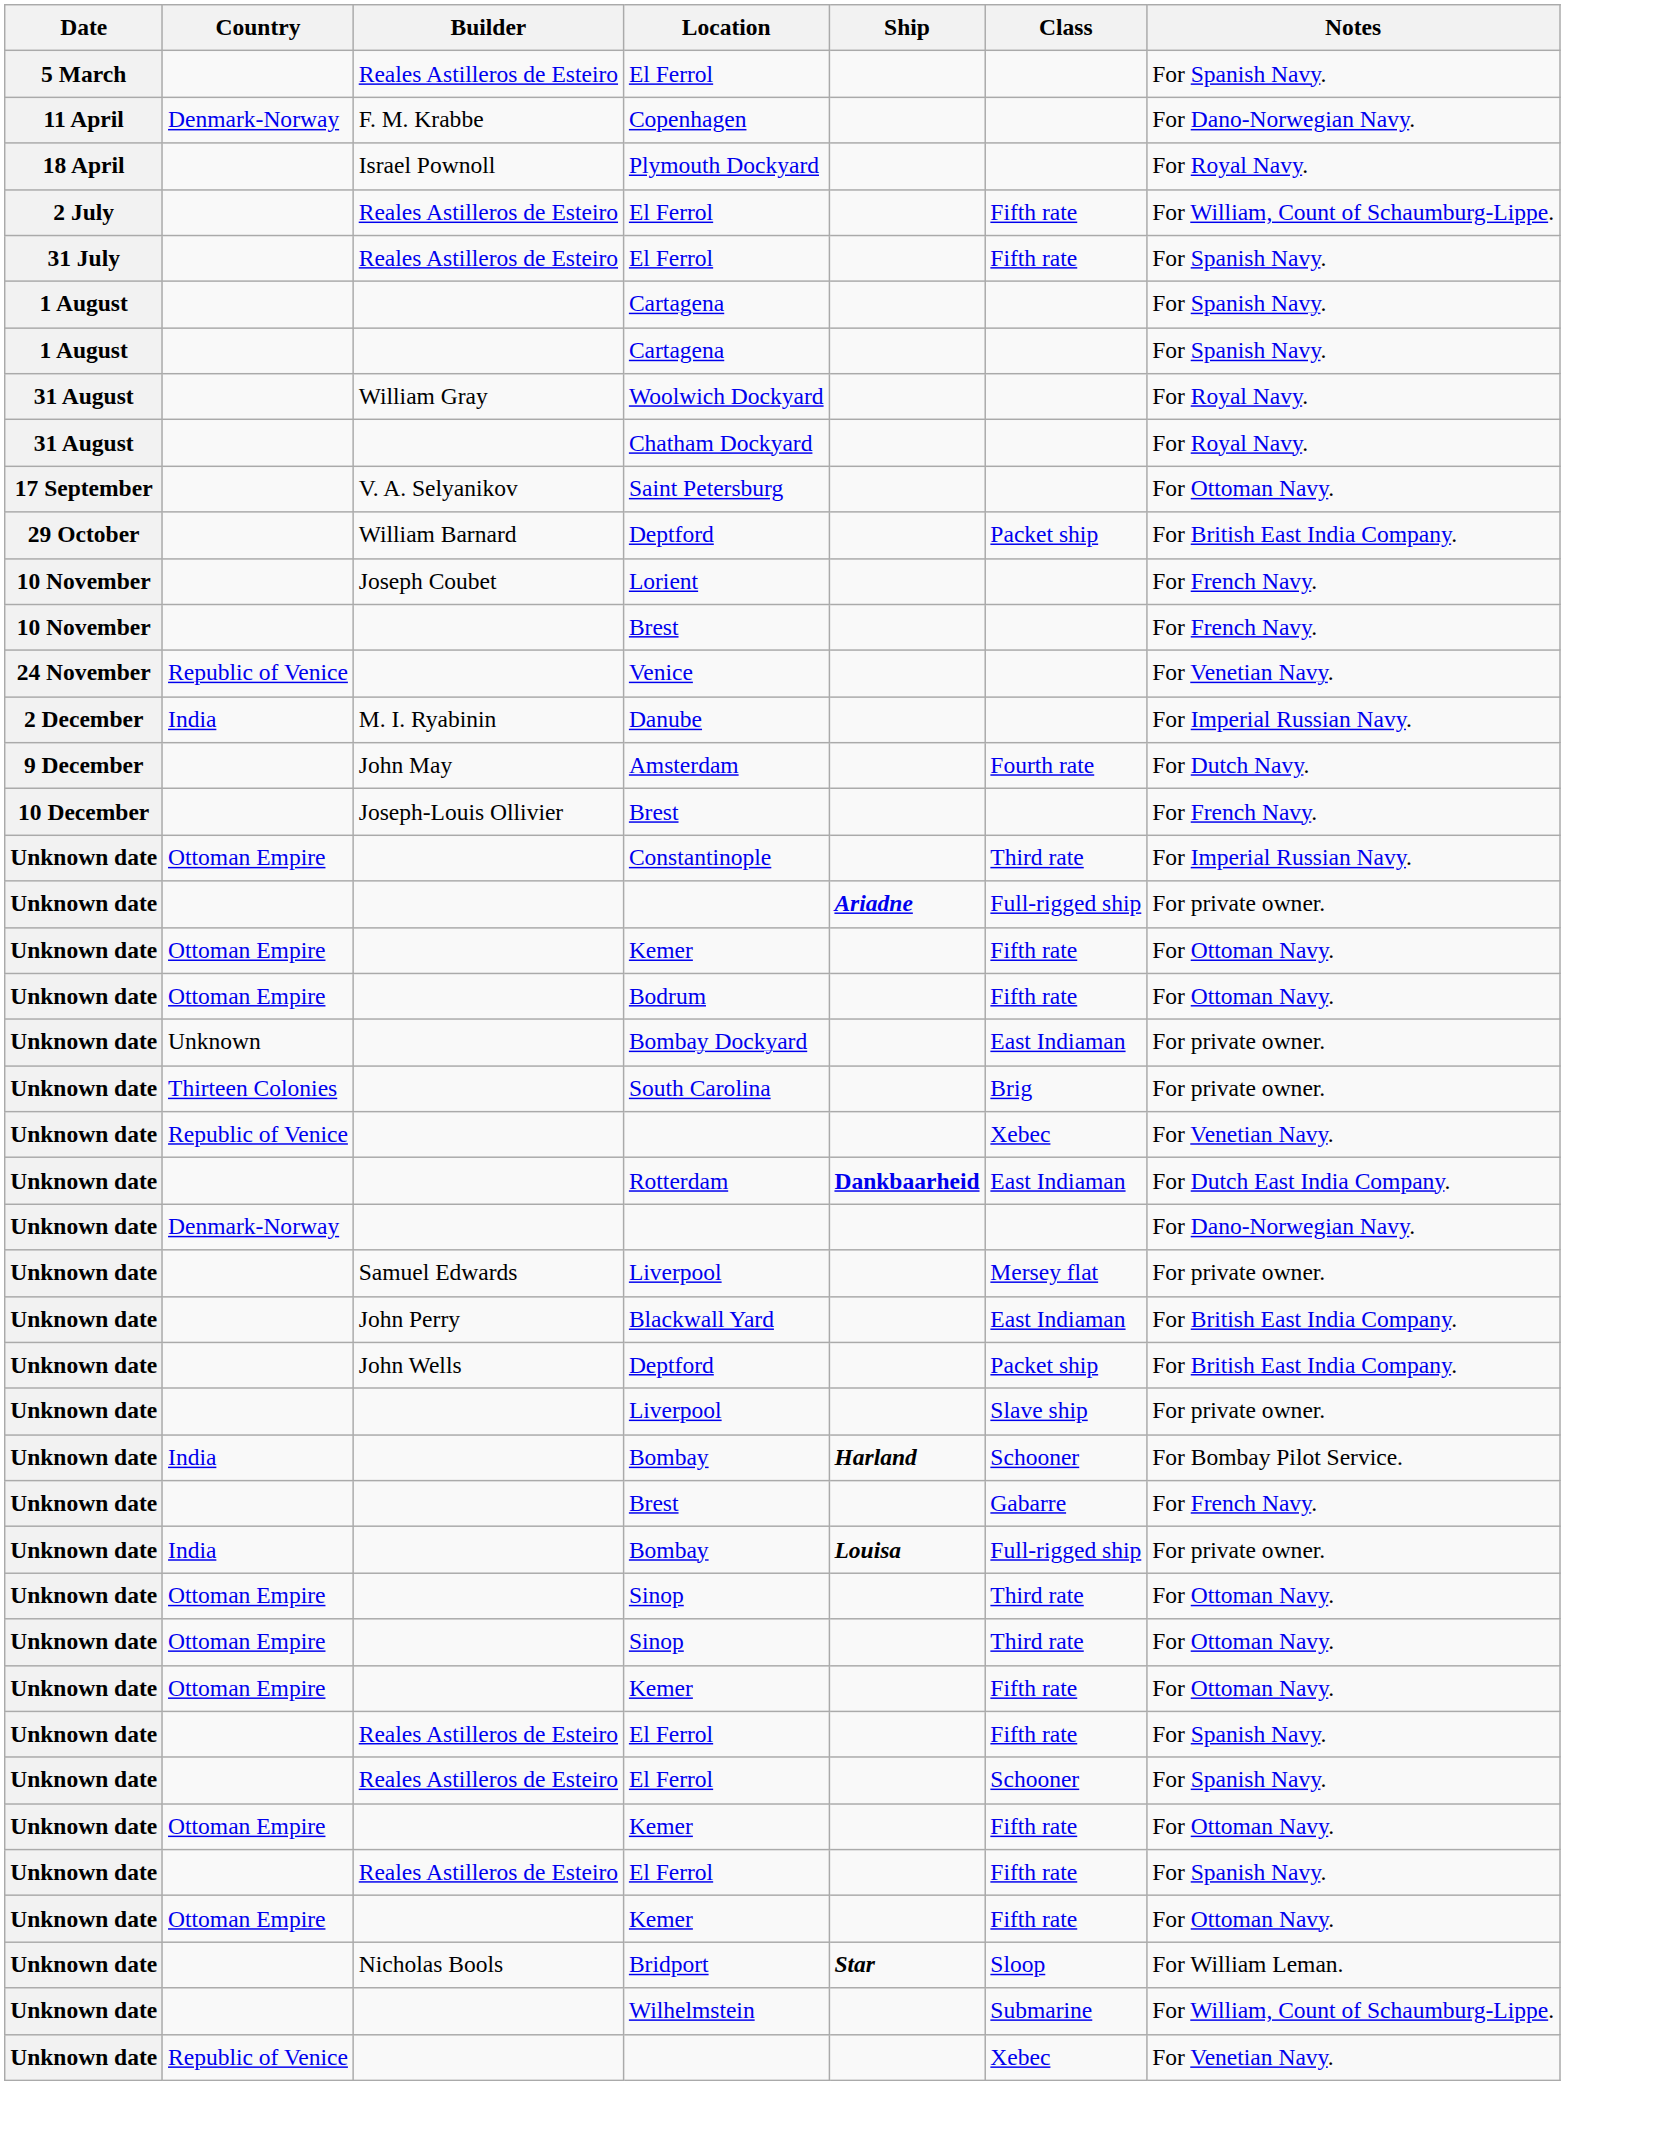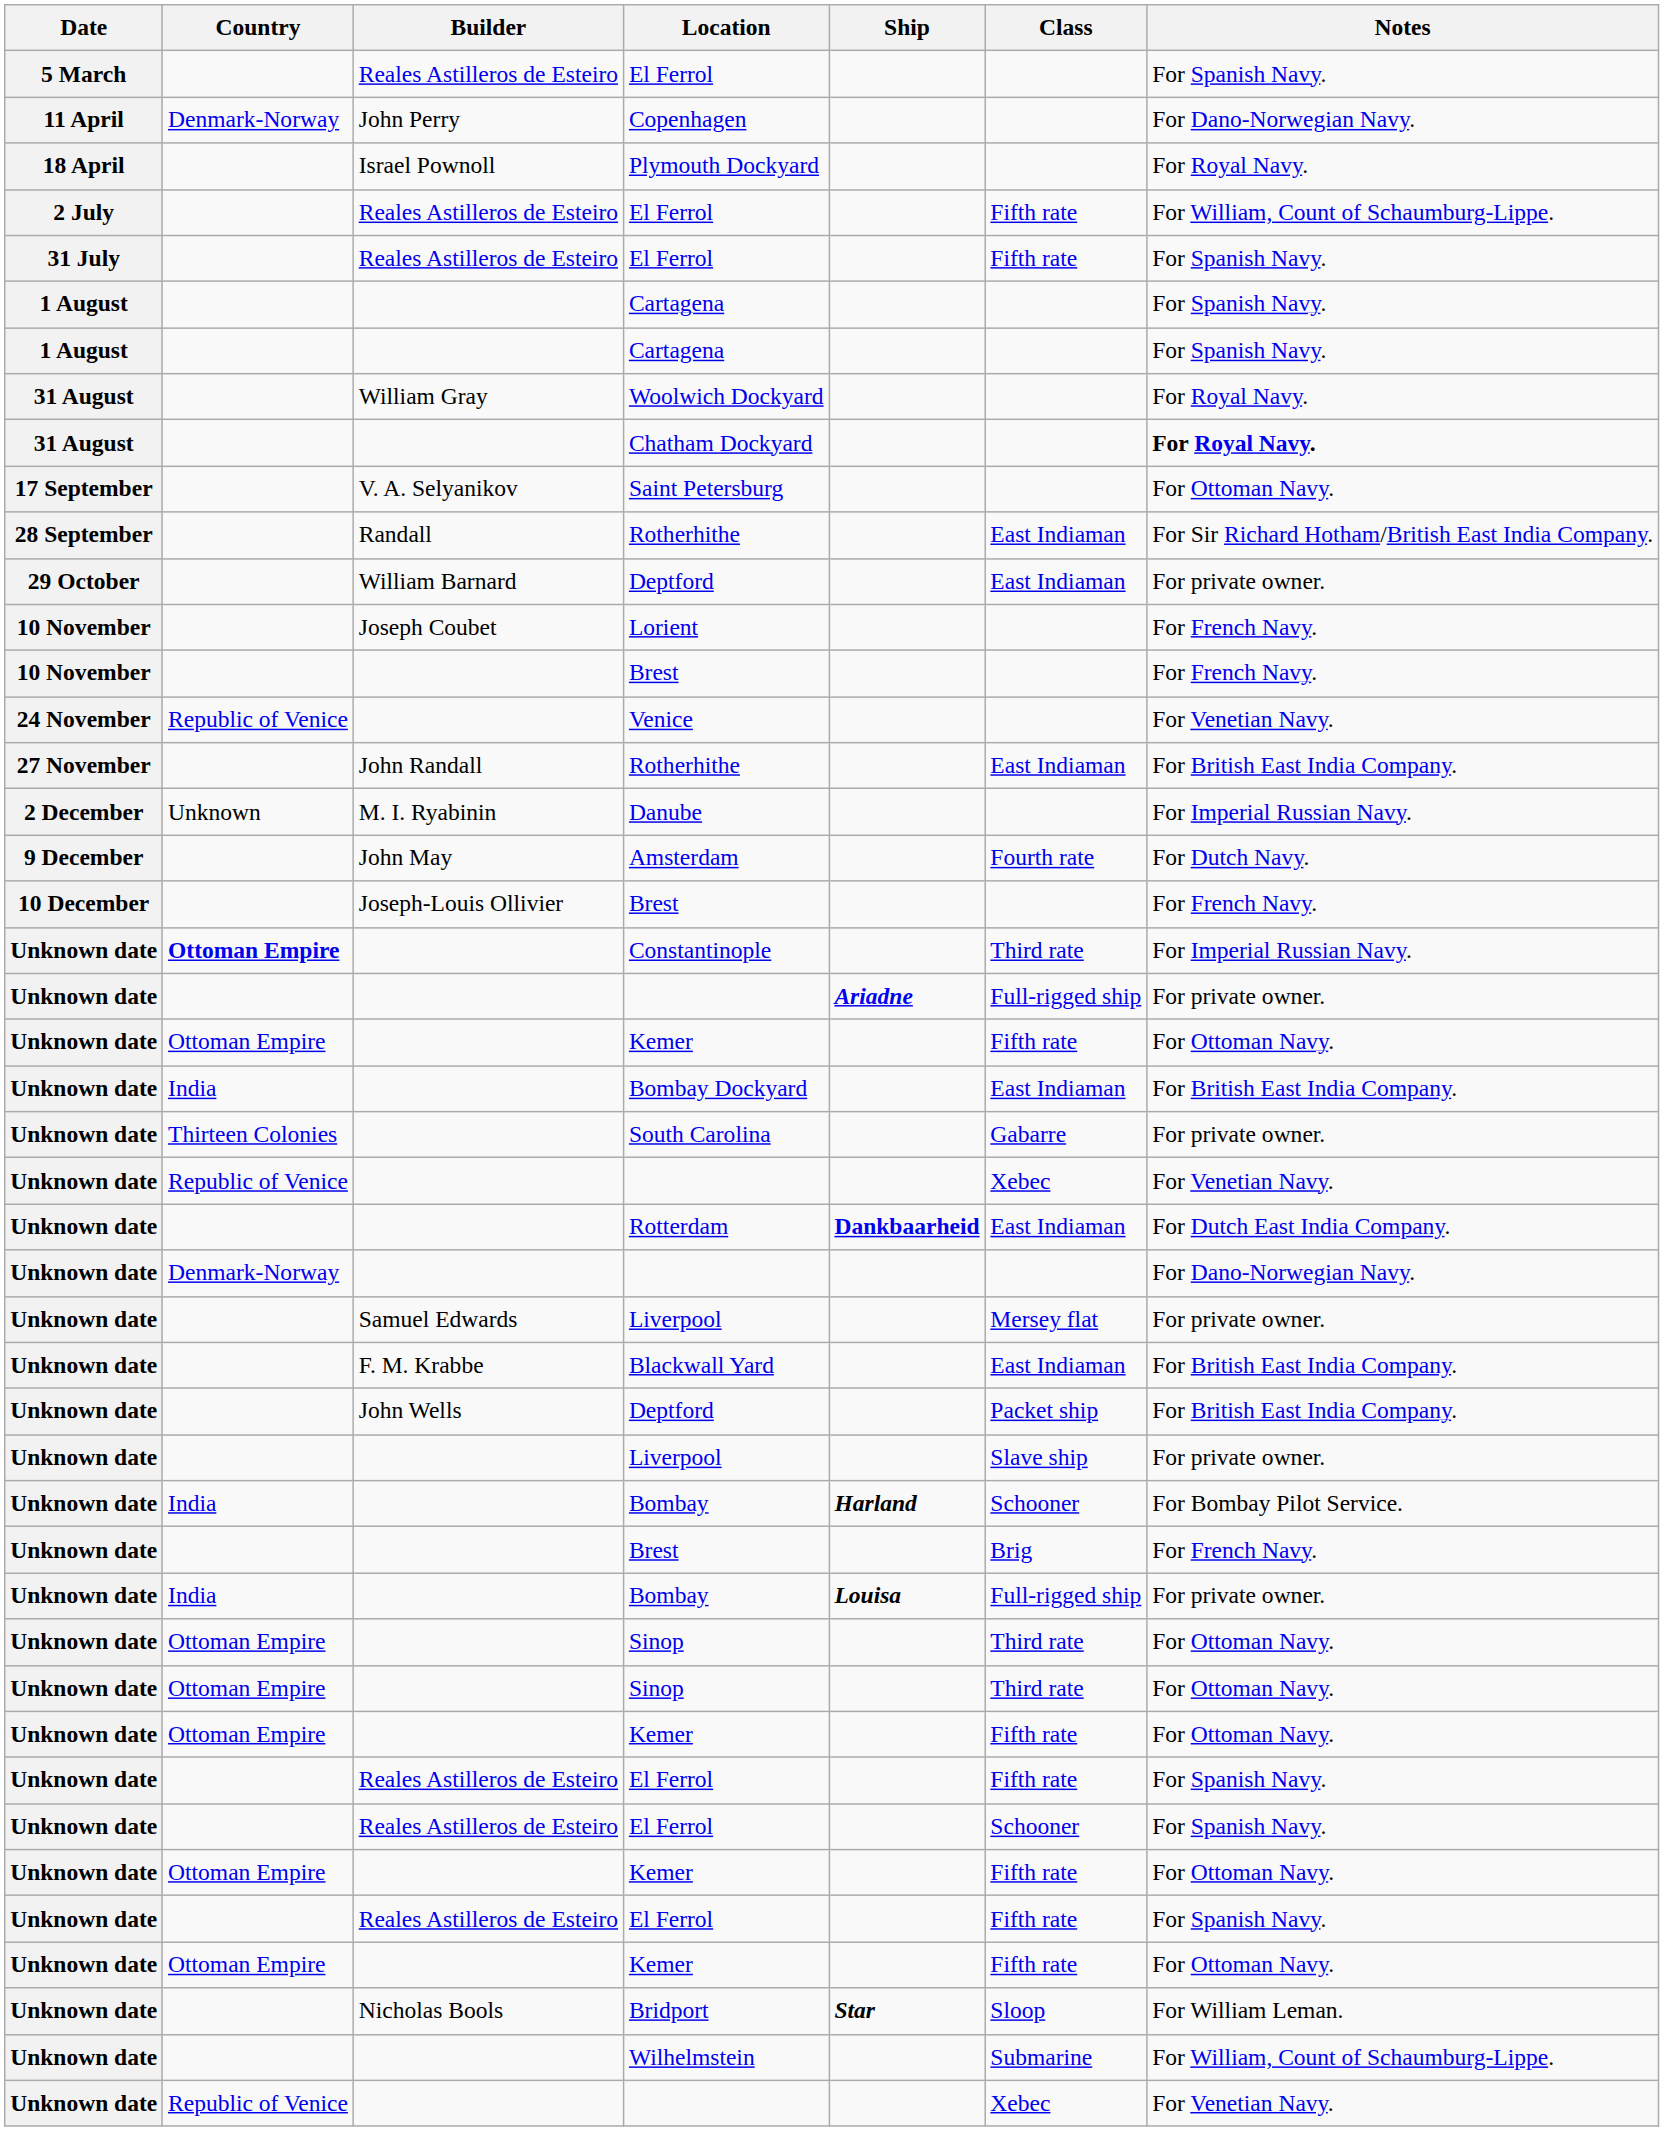(421, 119) F. M. Krabbe -> (409, 119) John Perry
(1230, 442) normal -> (1234, 442) bold
+ row: (84, 534)
(1044, 534) Packet ship -> (1058, 581) East Indiaman
(1305, 534) For British East India Company. -> (1239, 581) For private owner.
+ row: (84, 765)
(192, 719) India -> (214, 811) Unknown
(247, 857) normal -> (254, 949) bold
- row: (84, 996)
(214, 1042) Unknown -> (192, 1088) India
(1239, 1042) For private owner. -> (1305, 1088) For British East India Company.
(1011, 1088) Brig -> (1028, 1134) Gabarre
(409, 1318) John Perry -> (421, 1365) F. M. Krabbe
(1028, 1503) Gabarre -> (1011, 1549) Brig
